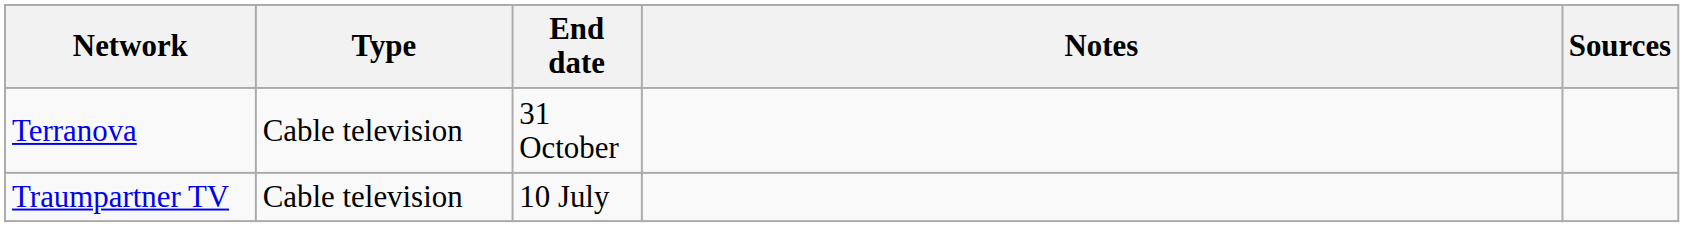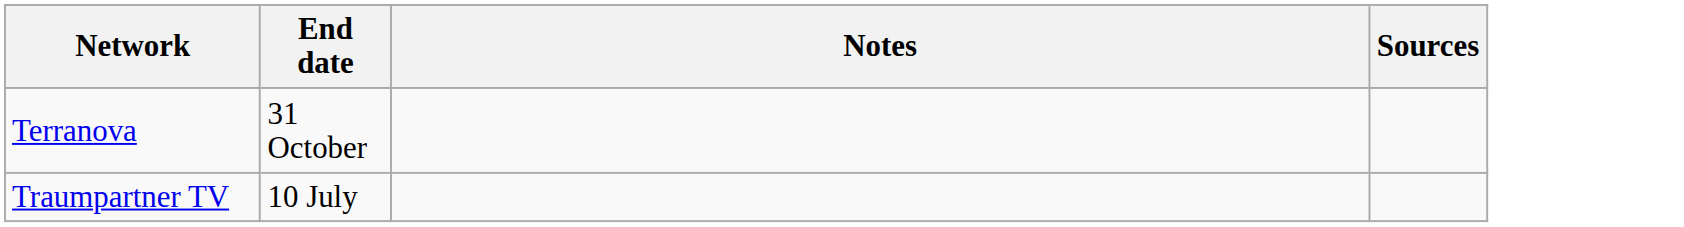- column: (384, 46)
